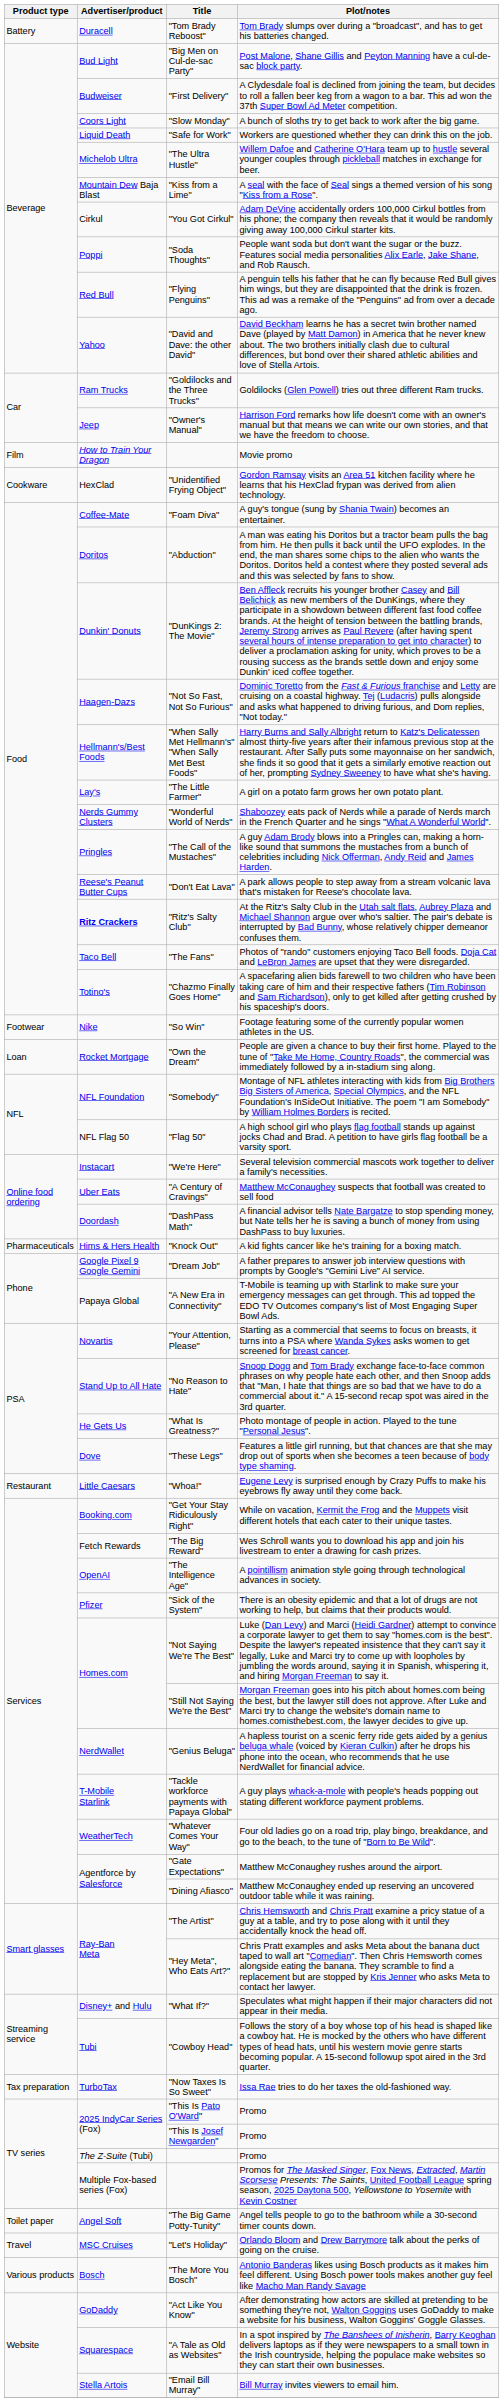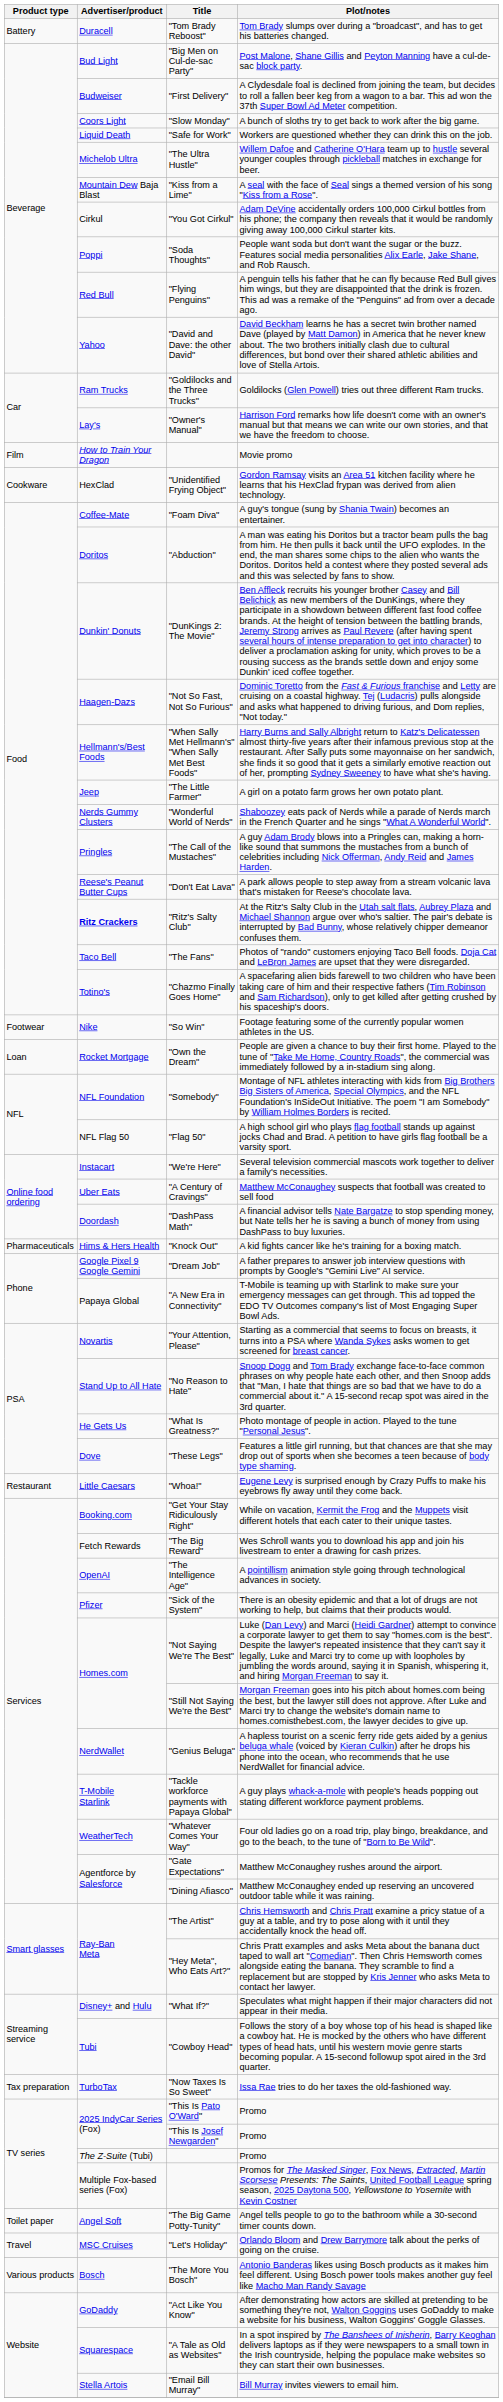(89, 425) Jeep -> (90, 425) Lay's
(90, 792) Lay's -> (89, 792) Jeep
